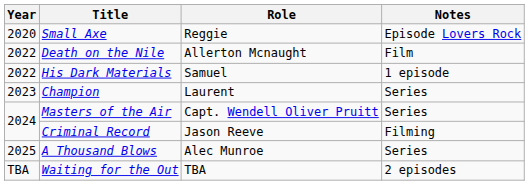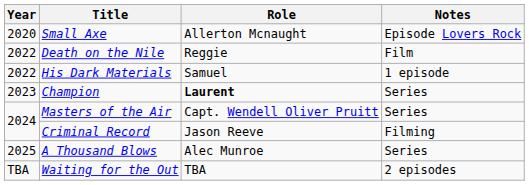(206, 34) Reggie -> (246, 34) Allerton Mcnaught
(246, 53) Allerton Mcnaught -> (206, 53) Reggie
(210, 92) normal -> (210, 92) bold
